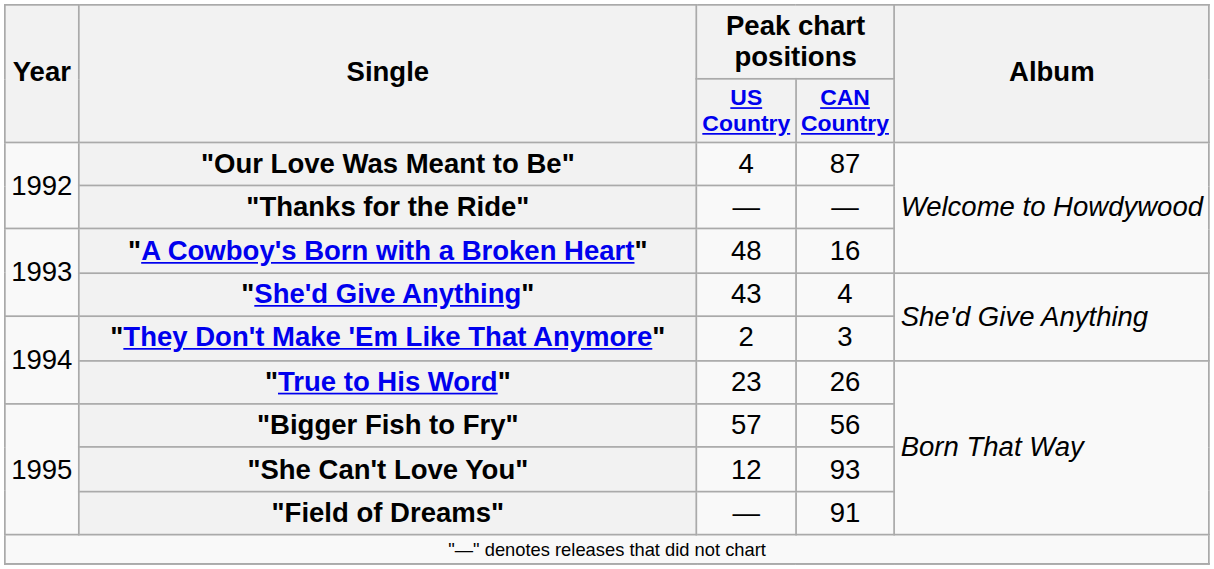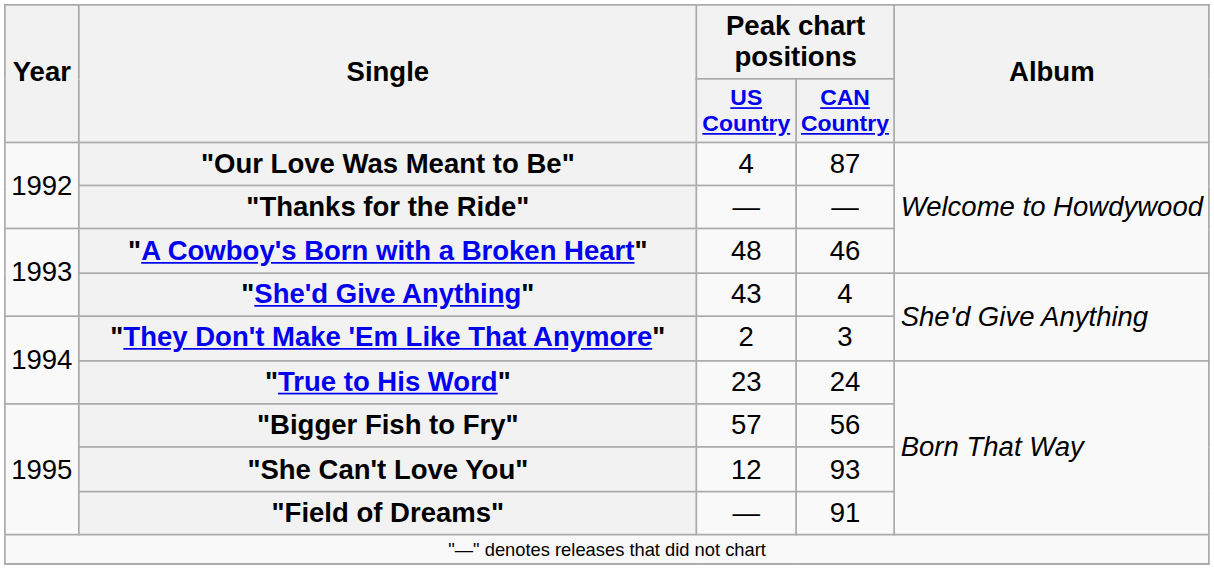(845, 250) 16 -> (845, 250) 46
(845, 381) 26 -> (845, 381) 24
